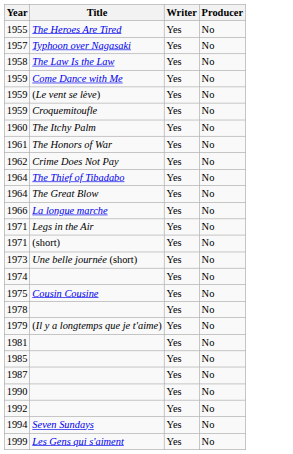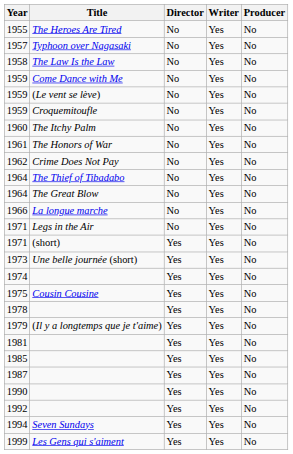+ column: (185, 12)
